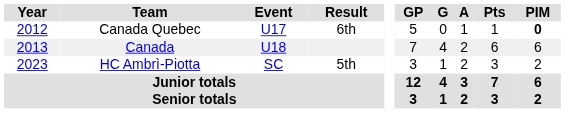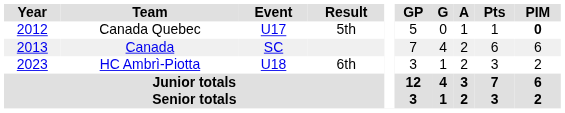(346, 30) 6th -> (346, 30) 5th
(274, 47) U18 -> (274, 47) SC
(274, 64) SC -> (274, 64) U18
(346, 64) 5th -> (346, 64) 6th
